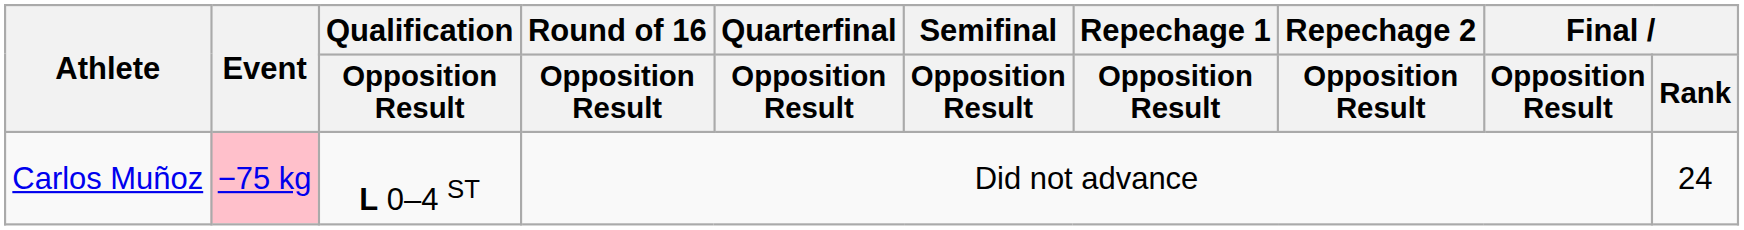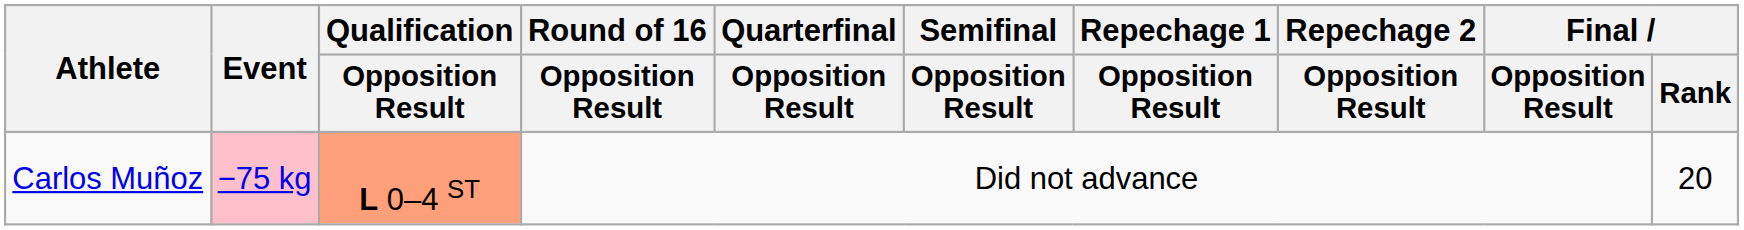(420, 196) no background -> (420, 196) lightsalmon background
(1695, 179) 24 -> (1695, 179) 20
